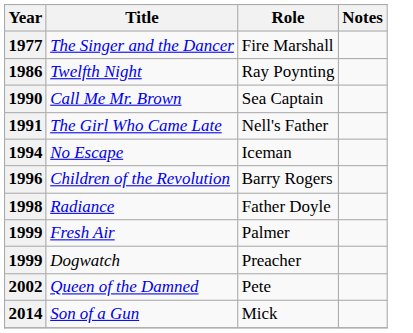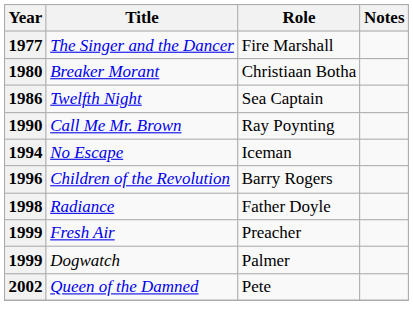+ row: (25, 71)
(288, 71) Ray Poynting -> (282, 98) Sea Captain
(282, 98) Sea Captain -> (288, 125) Ray Poynting
- row: (25, 125)
(266, 233) Palmer -> (271, 233) Preacher
(271, 260) Preacher -> (266, 260) Palmer
- row: (25, 313)
